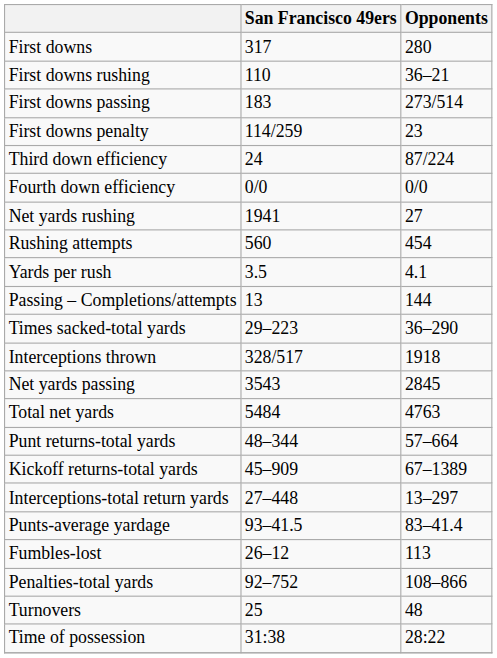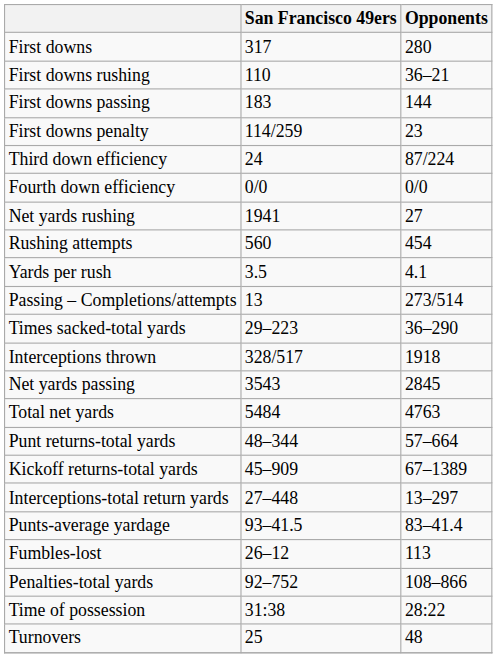(434, 103) 273/514 -> (418, 103) 144
(418, 300) 144 -> (434, 300) 273/514
rows swapped: (77, 638) <-> (45, 610)
